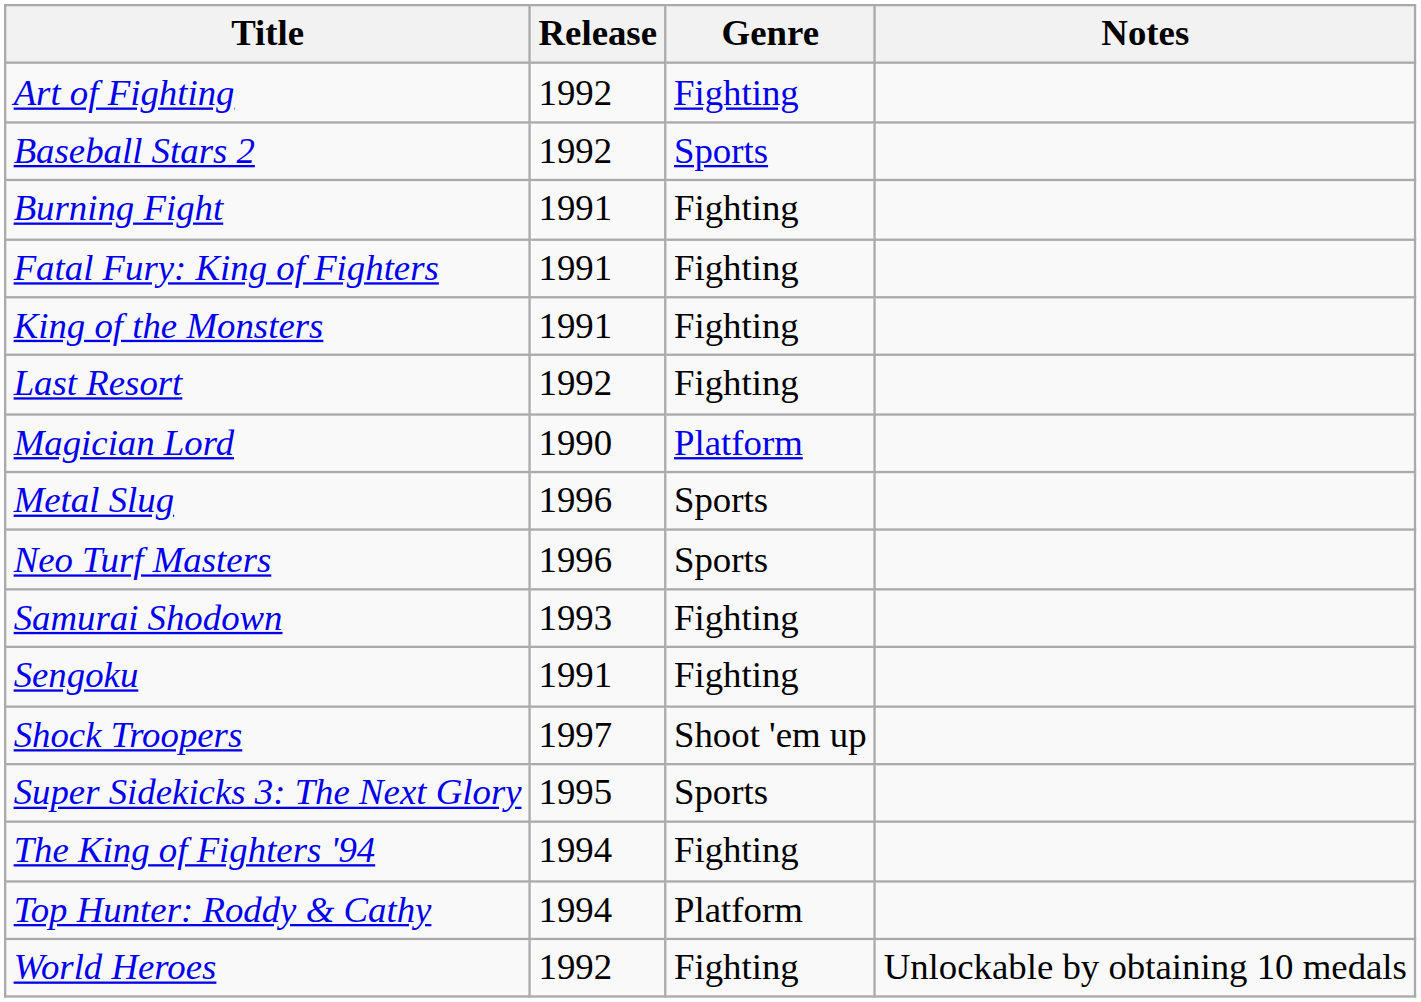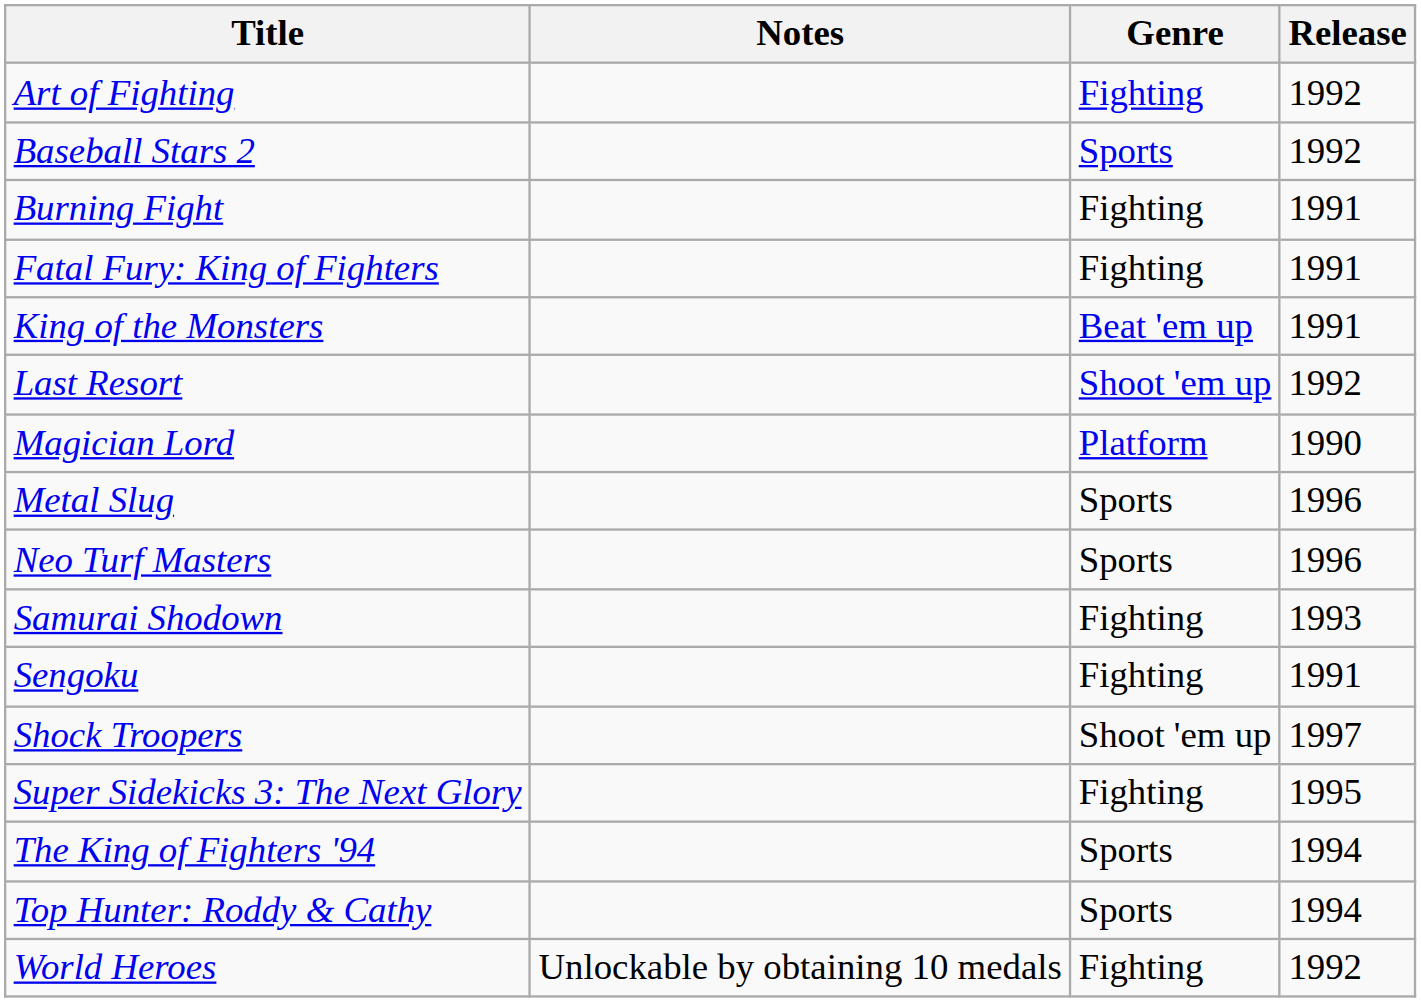columns swapped: (598, 33) <-> (1145, 33)
(736, 325) Fighting -> (1166, 325) Beat 'em up
(736, 383) Fighting -> (1175, 383) Shoot 'em up
(721, 792) Sports -> (1141, 792) Fighting
(736, 850) Fighting -> (1126, 850) Sports
(738, 909) Platform -> (1126, 909) Sports
